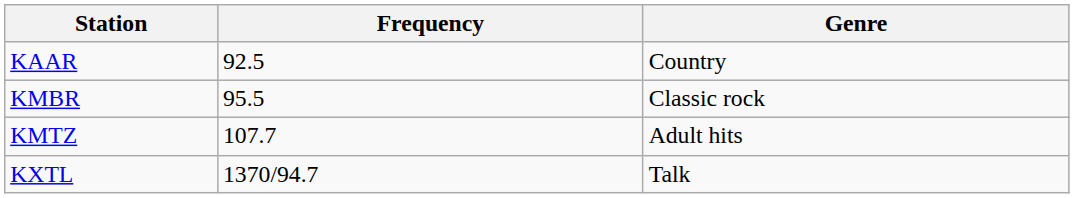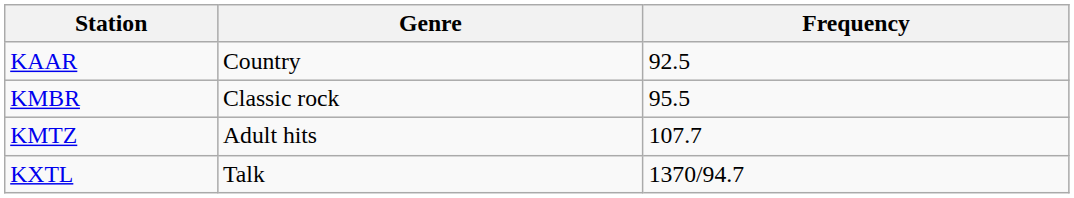columns swapped: (430, 23) <-> (856, 23)
